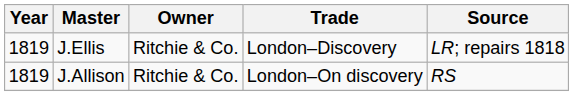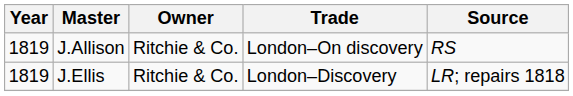rows swapped: (91, 76) <-> (81, 47)
